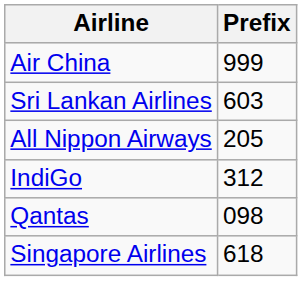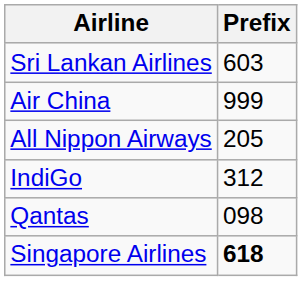rows swapped: (60, 62) <-> (111, 100)
(243, 255) normal -> (243, 255) bold
